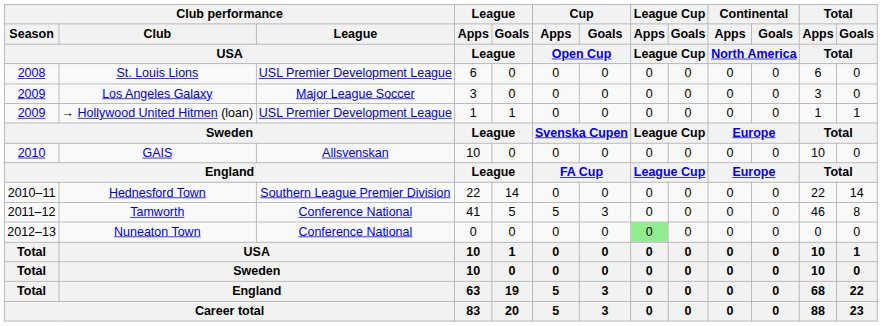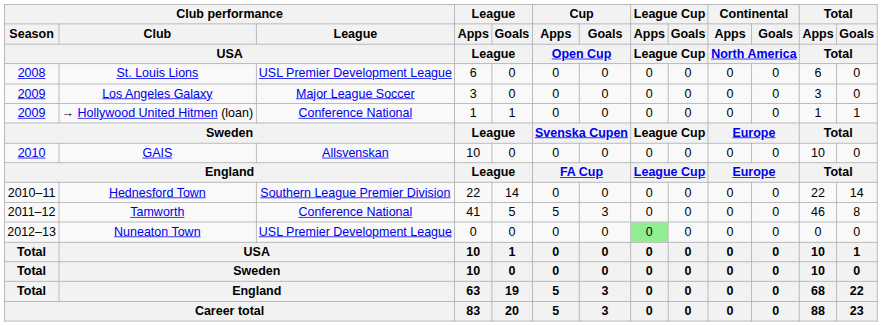(355, 113) USL Premier Development League -> (355, 113) Conference National
(355, 232) Conference National -> (355, 232) USL Premier Development League
